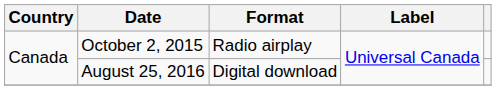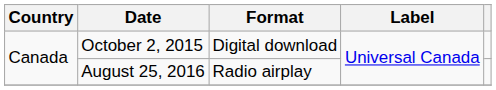(262, 44) Radio airplay -> (275, 44) Digital download
(275, 71) Digital download -> (262, 71) Radio airplay
